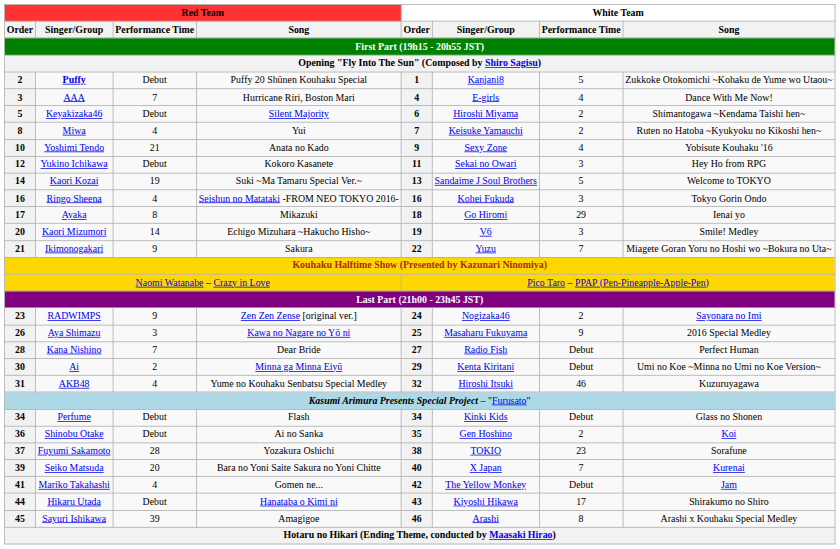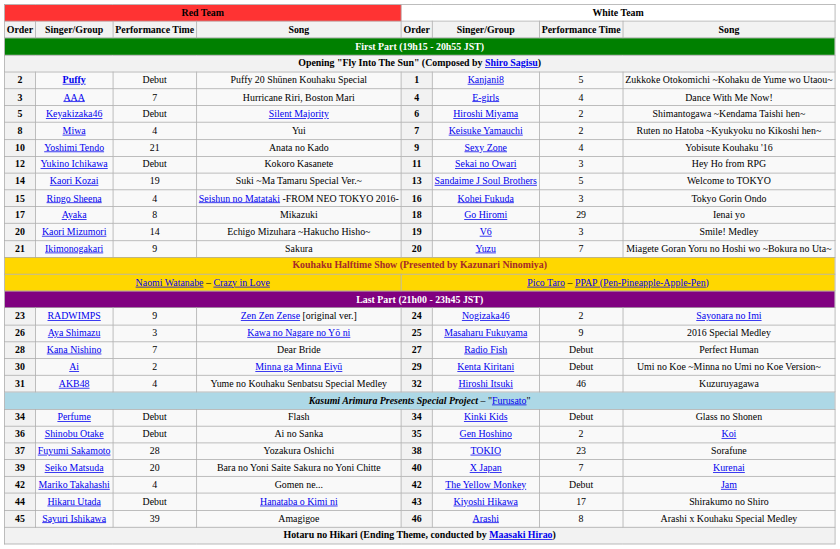(20, 198) 16 -> (20, 198) 15
(417, 249) 22 -> (417, 249) 20
(20, 485) 41 -> (20, 485) 42
